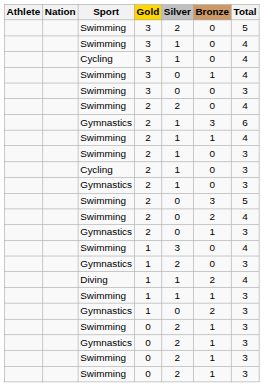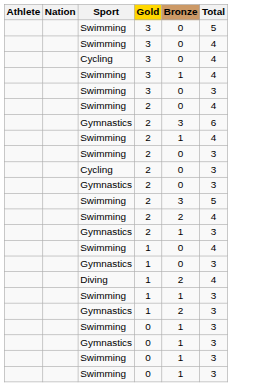- column: (177, 12)
